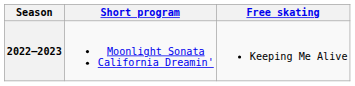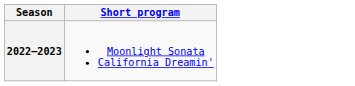- column: (283, 13)
